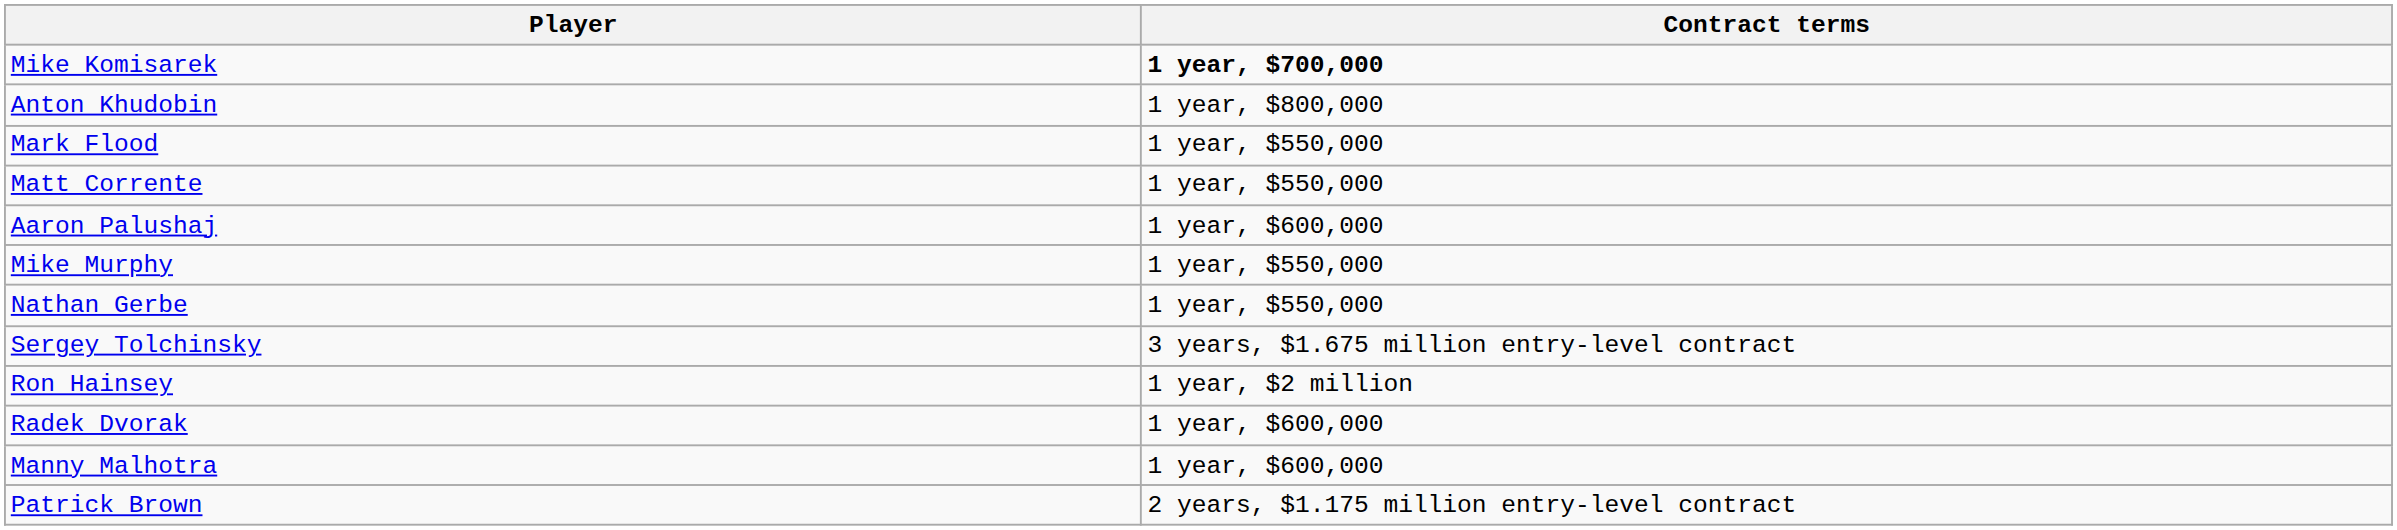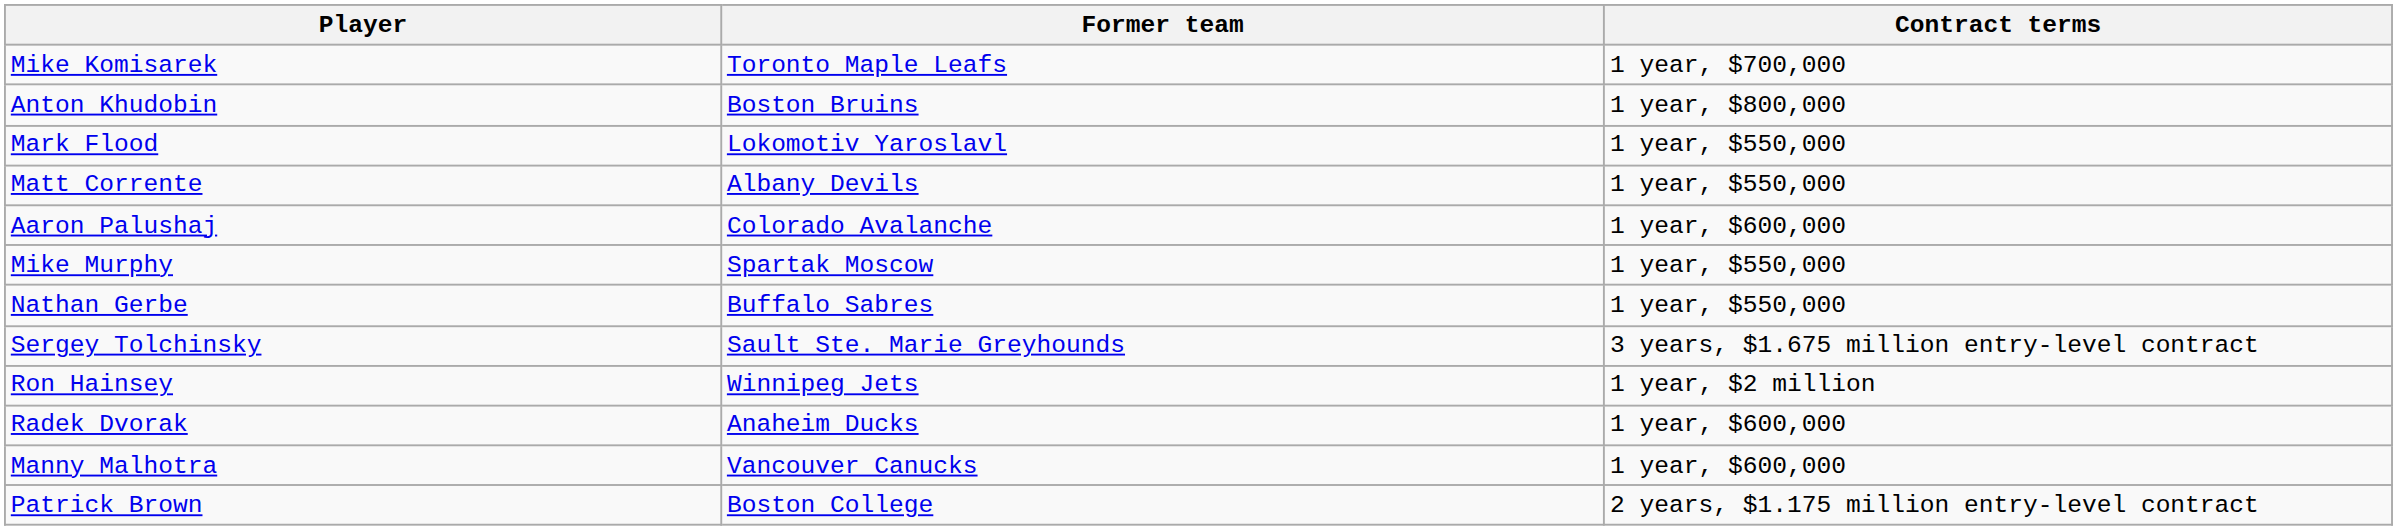+ column: (1163, 25)
(1265, 65) bold -> (1728, 65) normal
